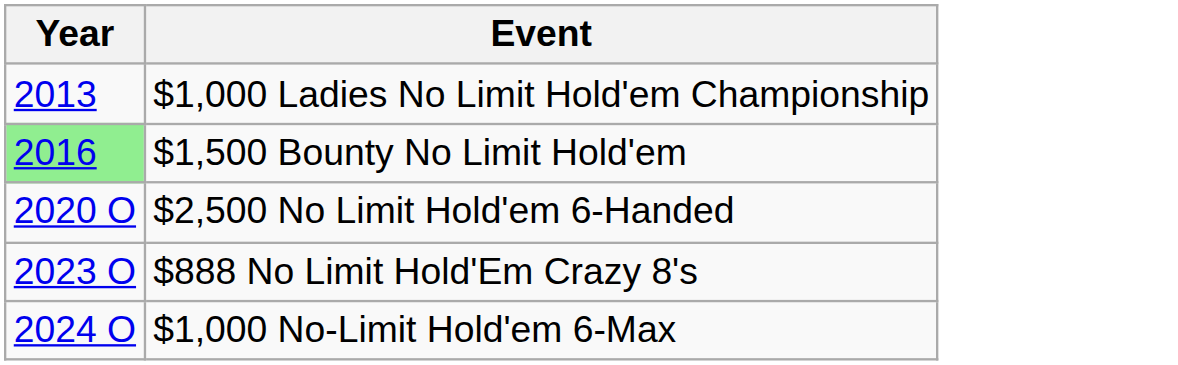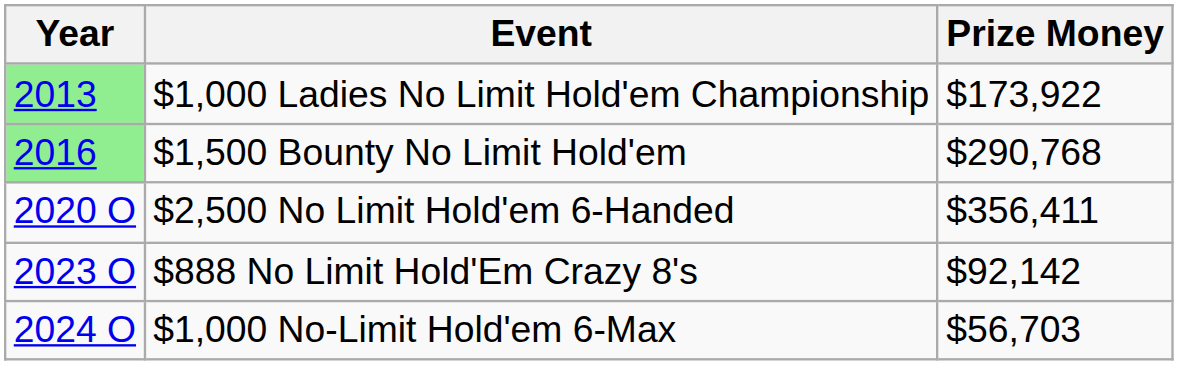+ column: (1055, 34)
(55, 93) no background -> (55, 93) lightgreen background
